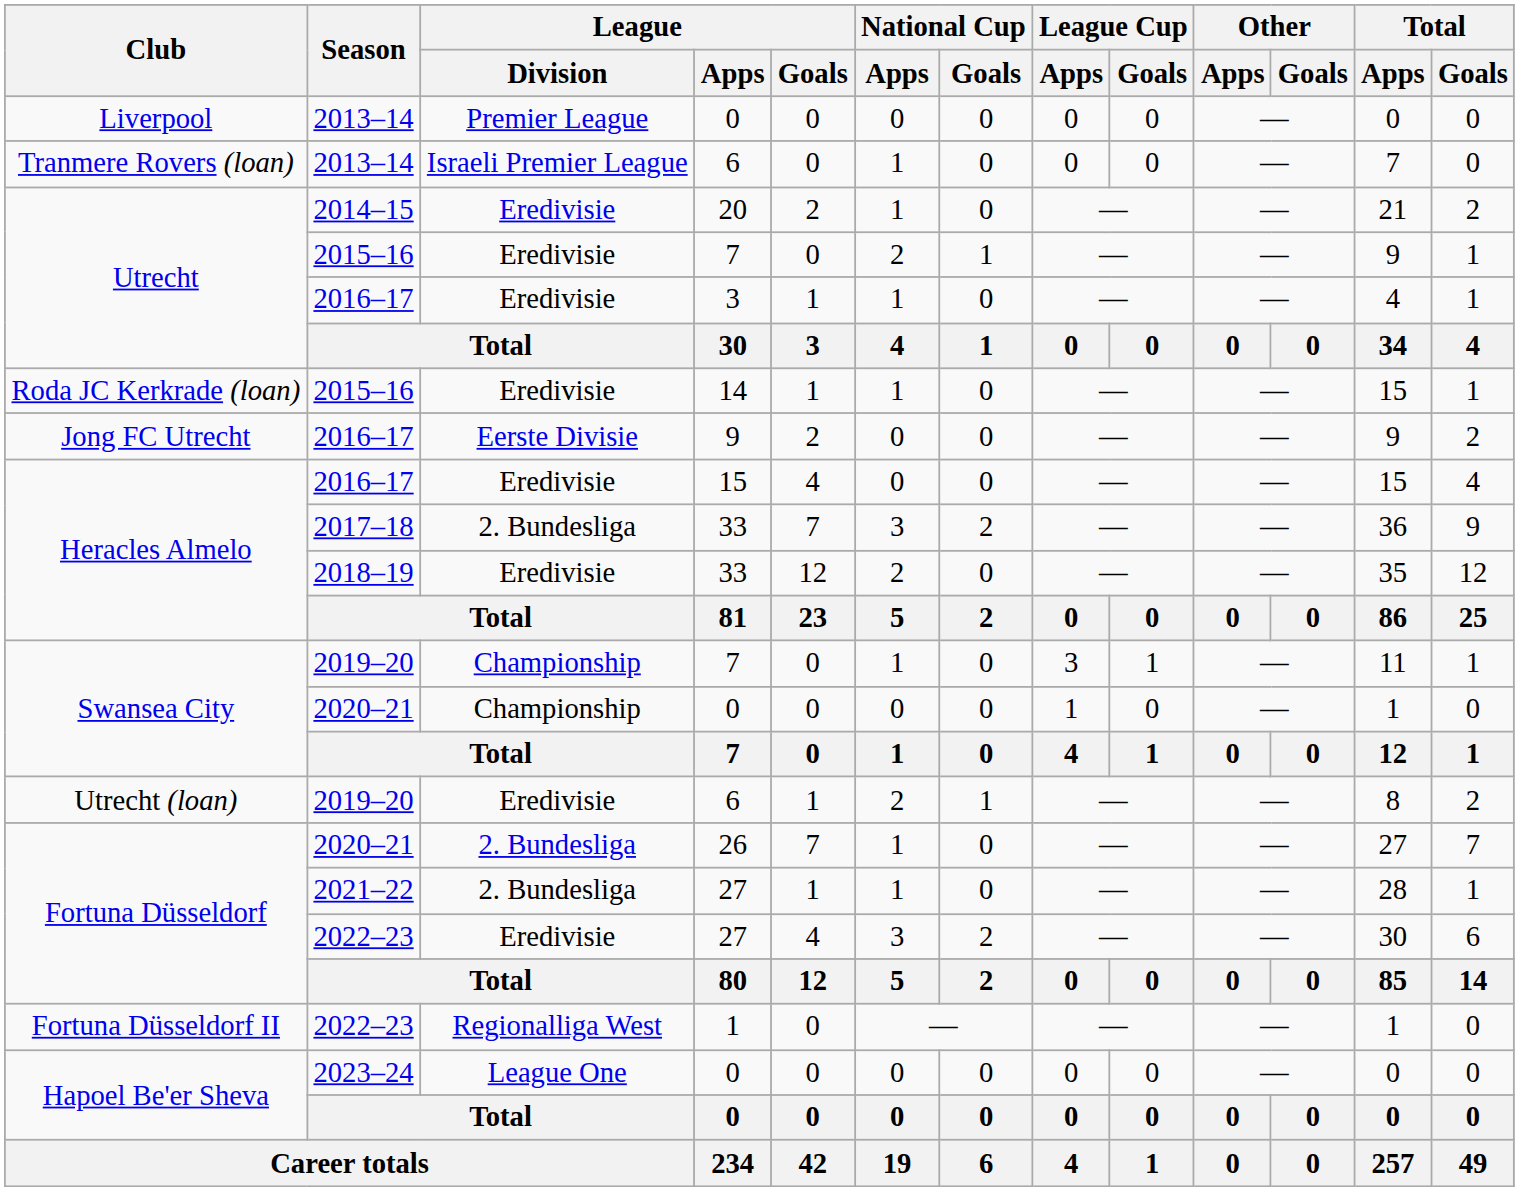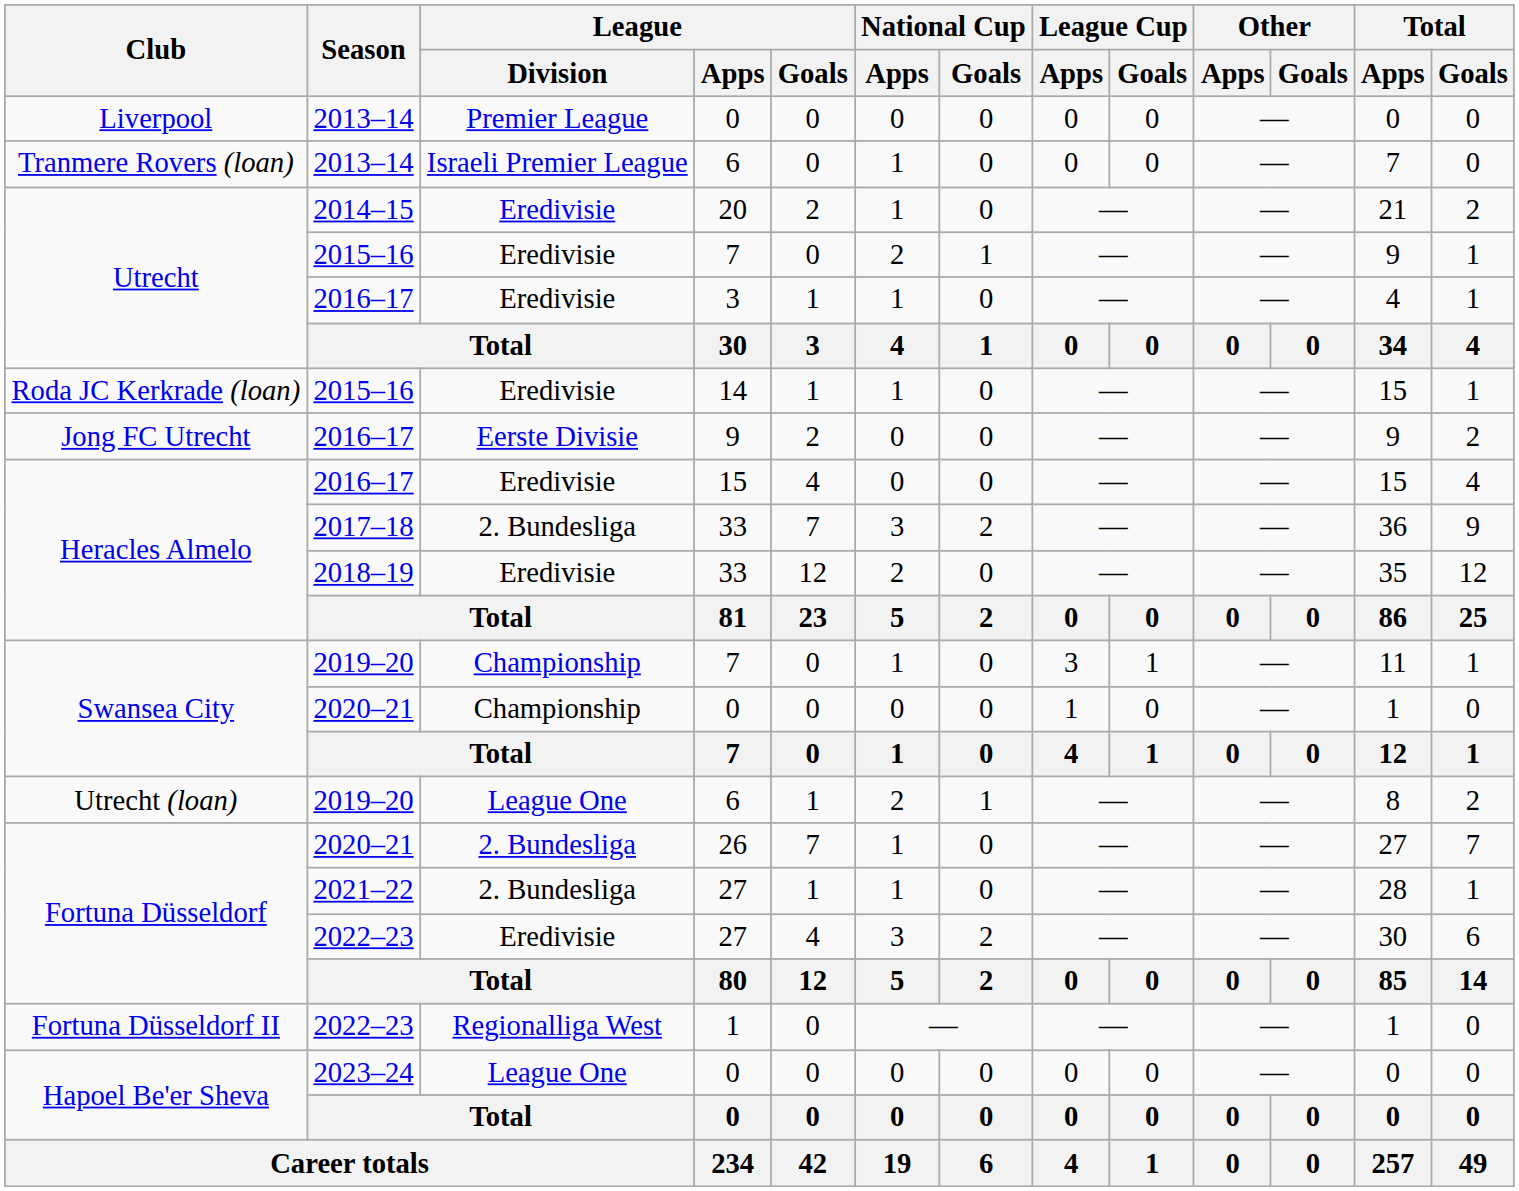(557, 799) Eredivisie -> (557, 799) League One
